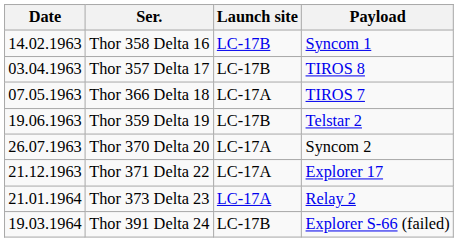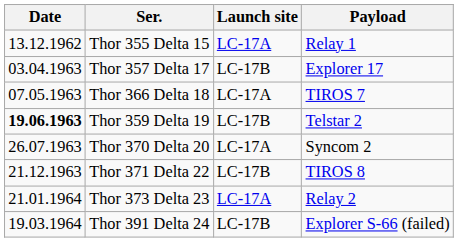+ row: (149, 43)
- row: (149, 43)
(335, 69) TIROS 8 -> (344, 69) Explorer 17
(45, 120) normal -> (45, 120) bold
(244, 172) LC-17A -> (244, 172) LC-17B
(344, 172) Explorer 17 -> (335, 172) TIROS 8
